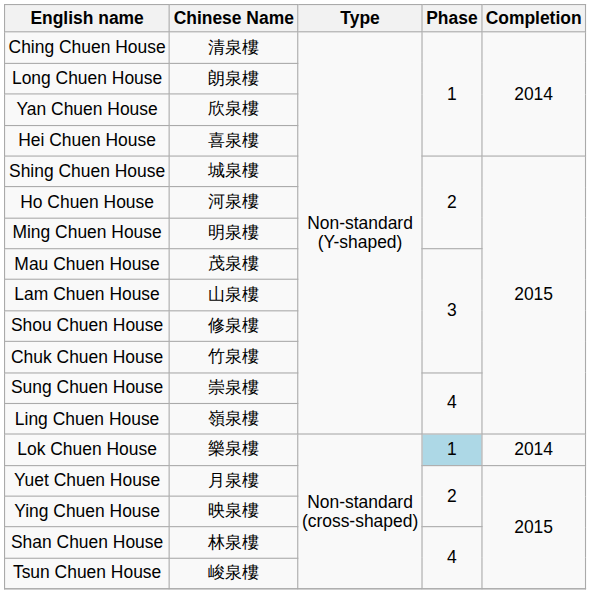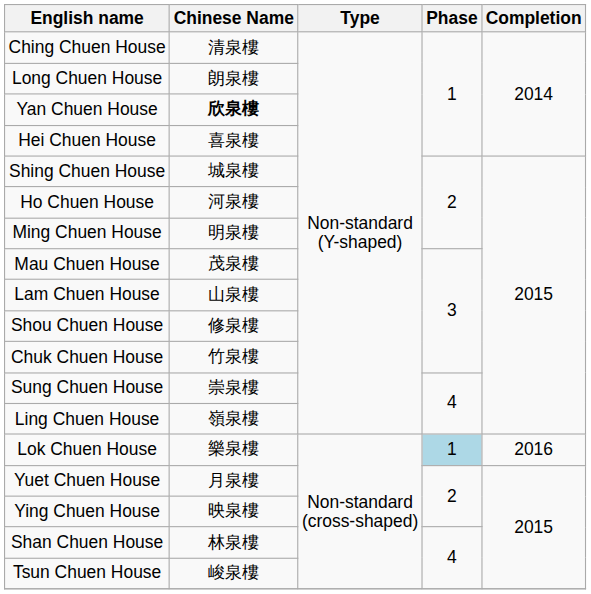(234, 108) normal -> (234, 108) bold
(534, 449) 2014 -> (534, 449) 2016
